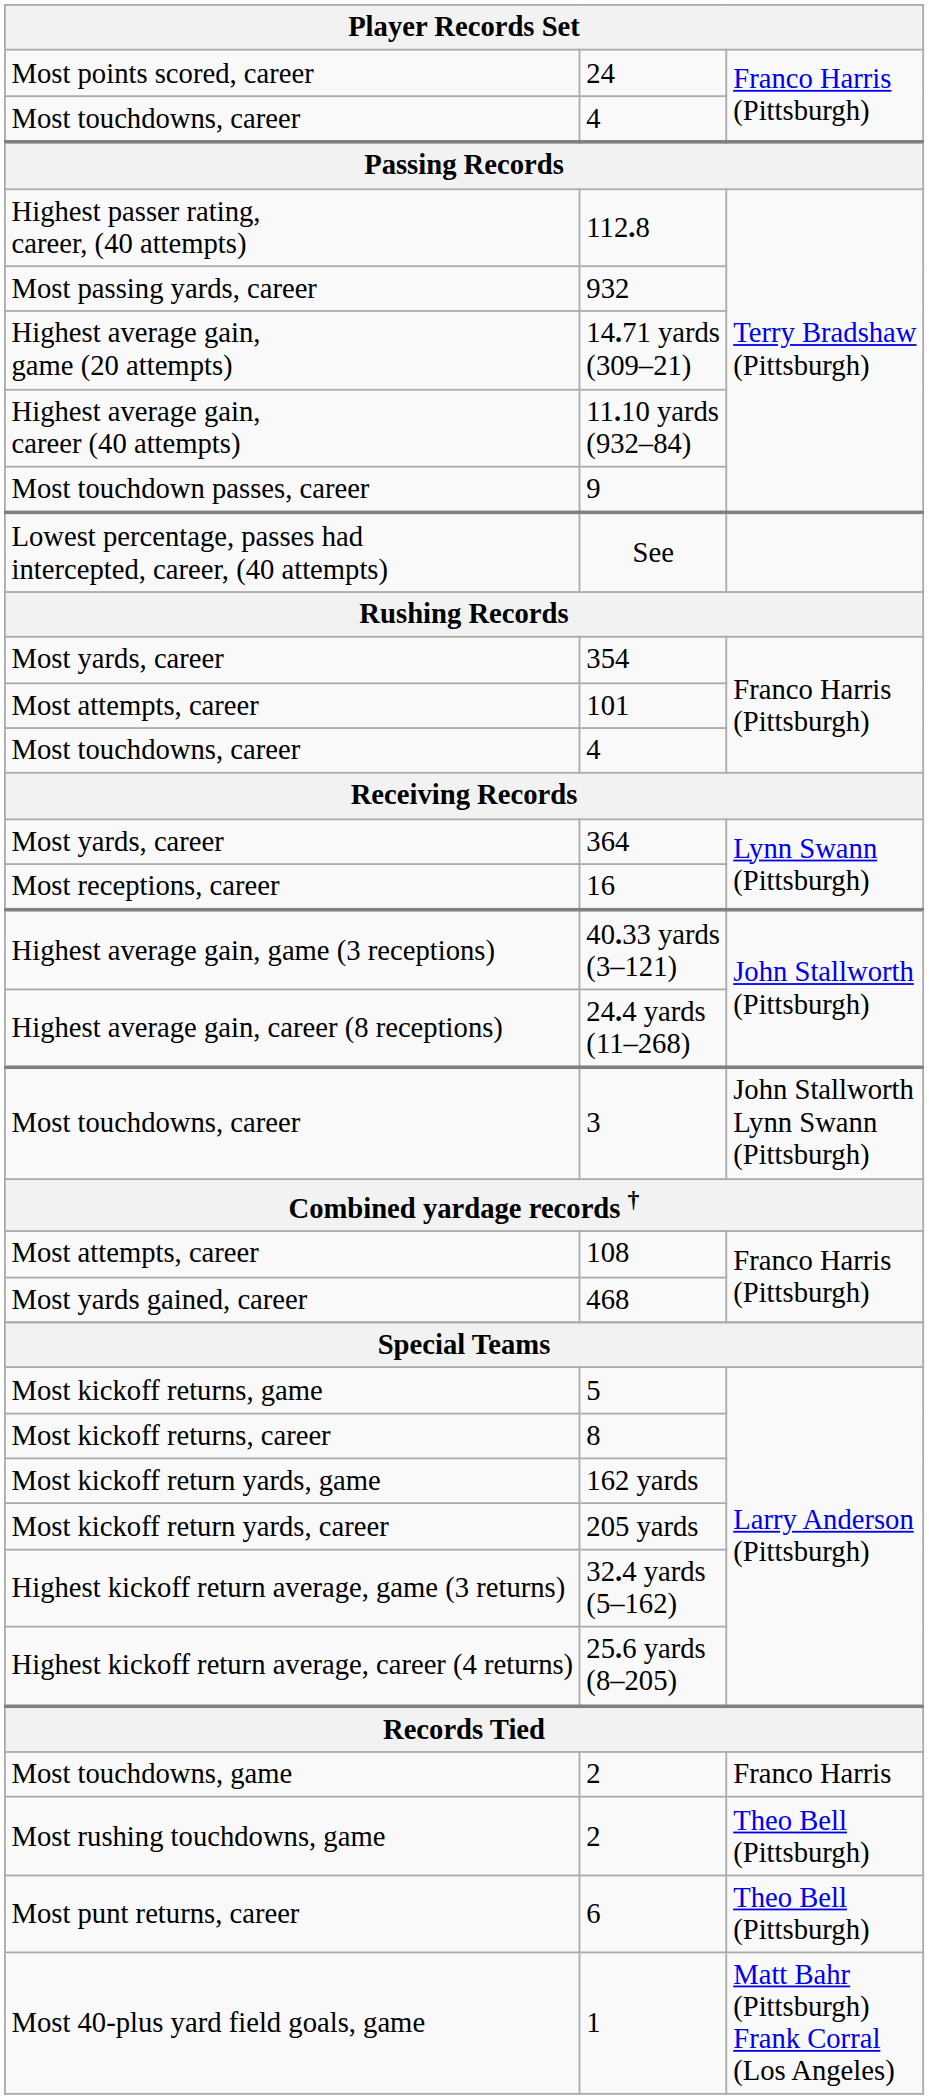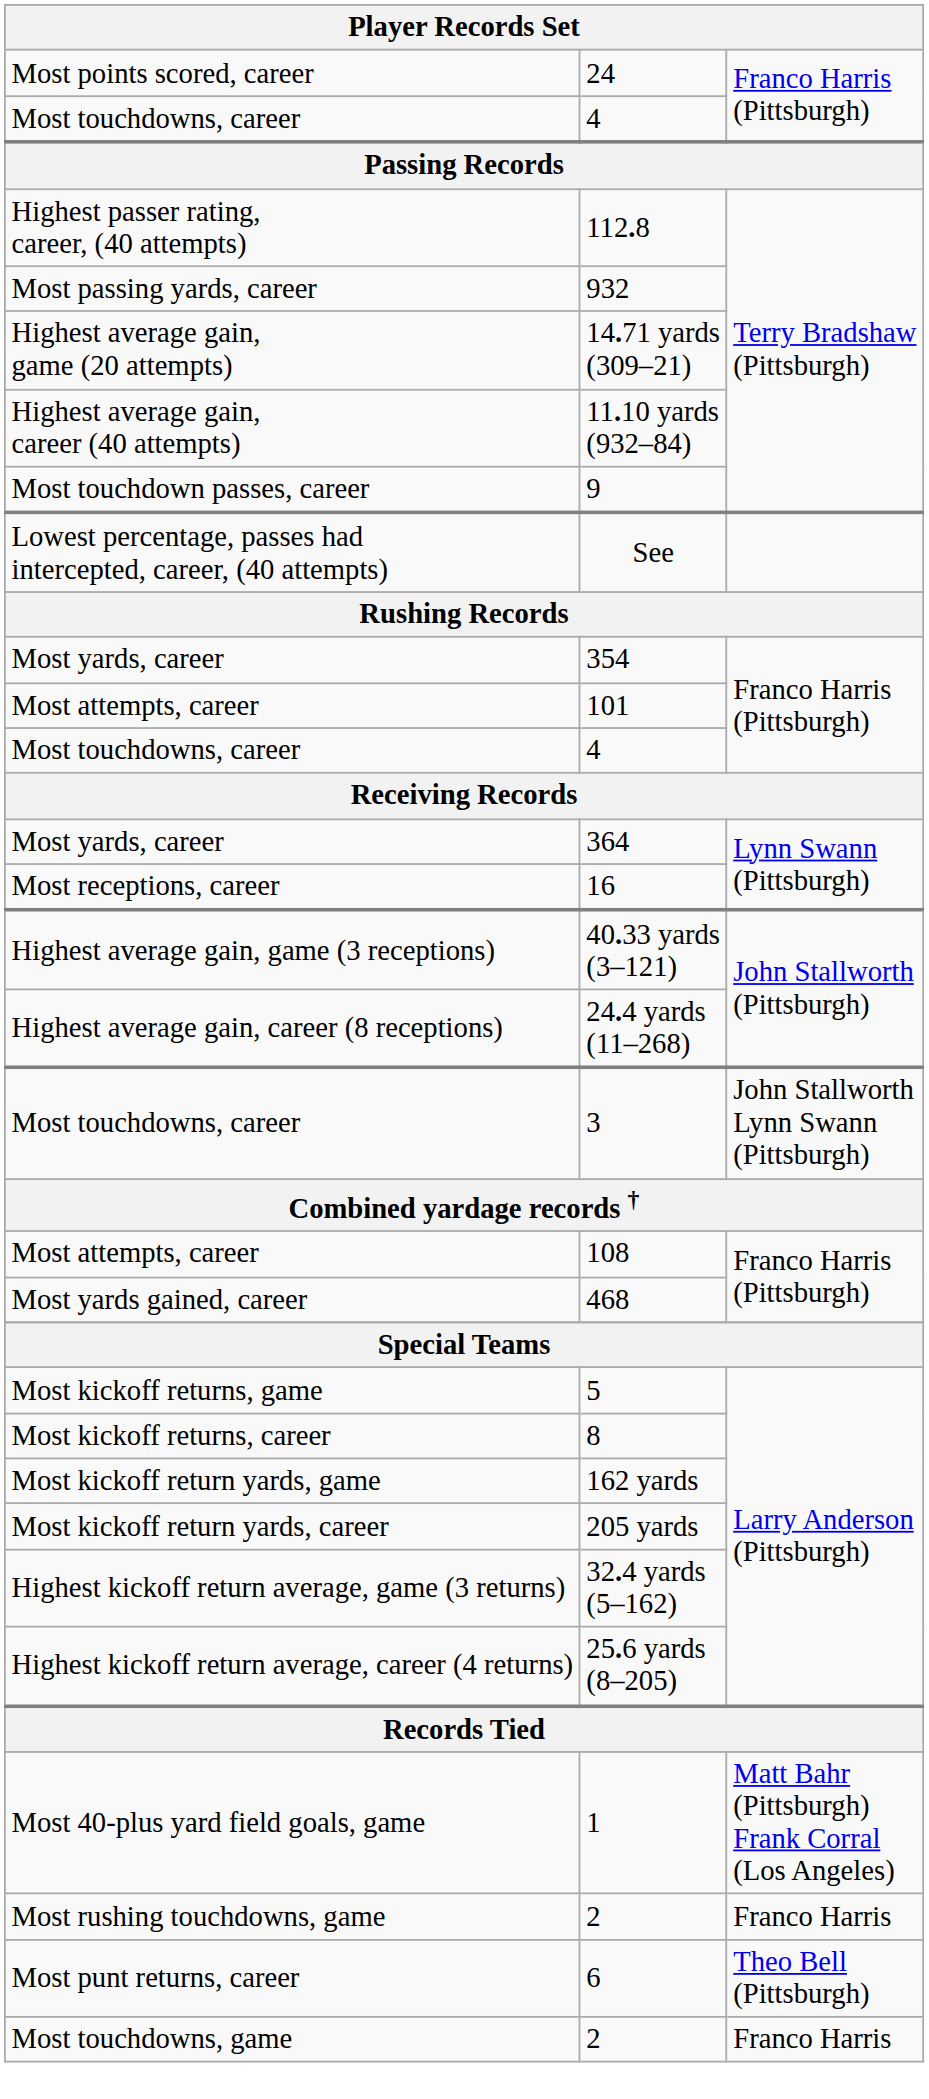rows swapped: (152, 1774) <-> (218, 2023)
(801, 1835) Theo Bell (Pittsburgh) -> (812, 1916) Franco Harris
